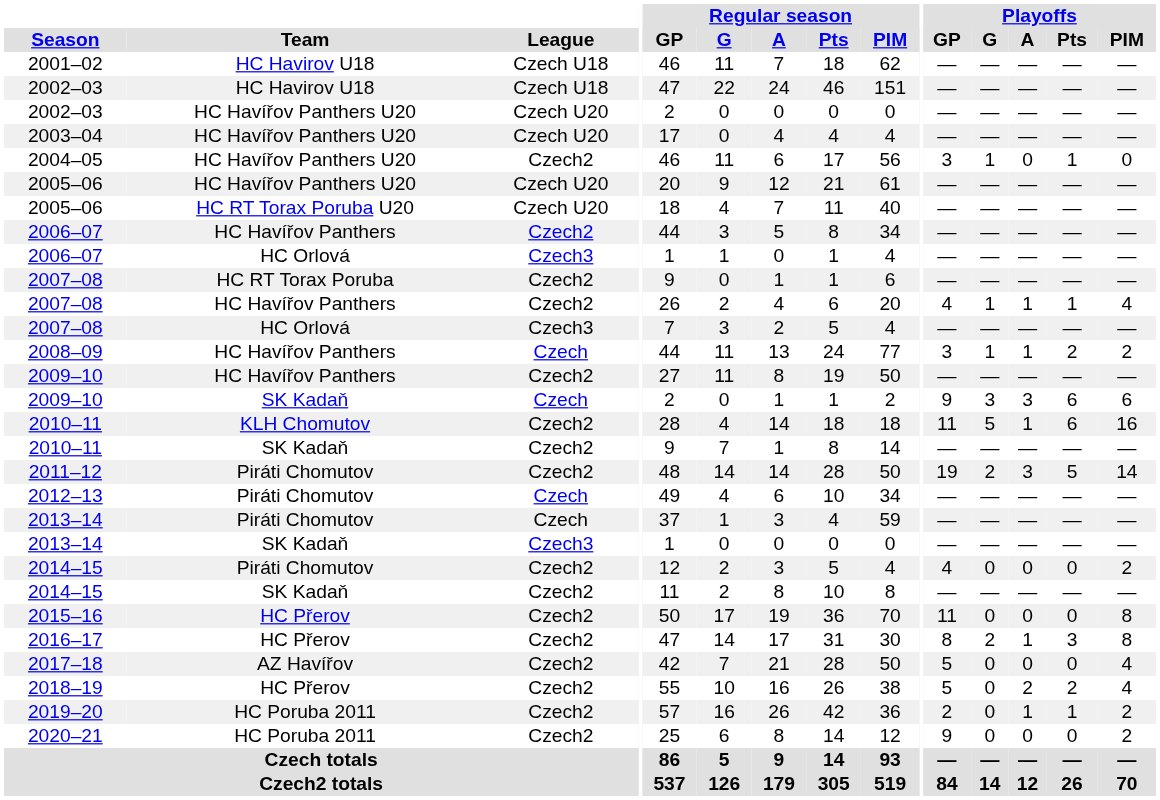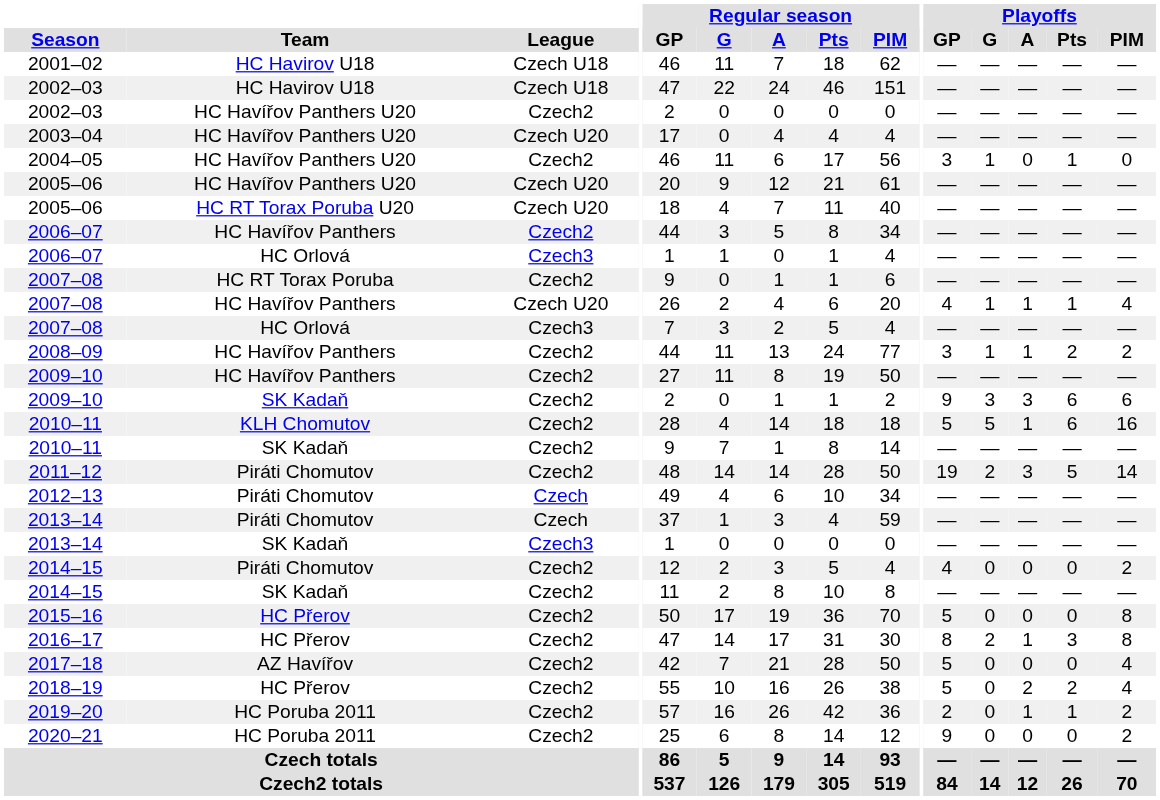(561, 111) Czech U20 -> (561, 111) Czech2
(561, 303) Czech2 -> (561, 303) Czech U20
(561, 351) Czech -> (561, 351) Czech2
(561, 399) Czech -> (561, 399) Czech2
(947, 423) 11 -> (947, 423) 5
(947, 615) 11 -> (947, 615) 5
